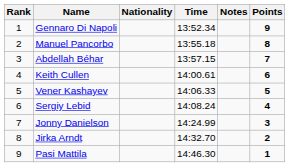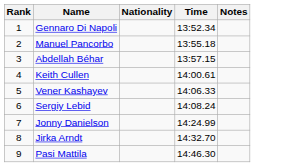- column: (267, 12)
